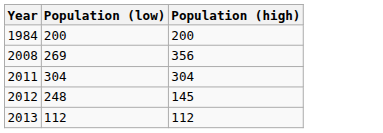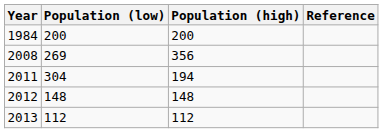+ column: (341, 15)
(183, 76) 304 -> (183, 76) 194
(55, 97) 248 -> (55, 97) 148
(183, 97) 145 -> (183, 97) 148
